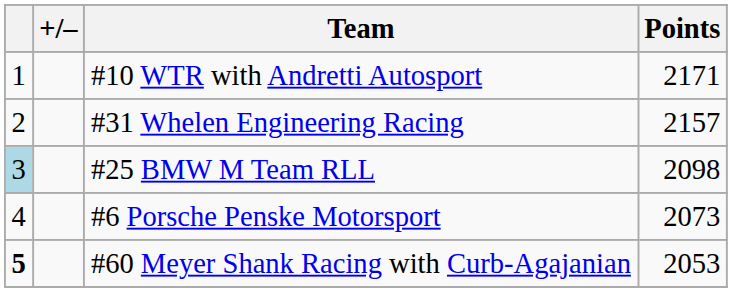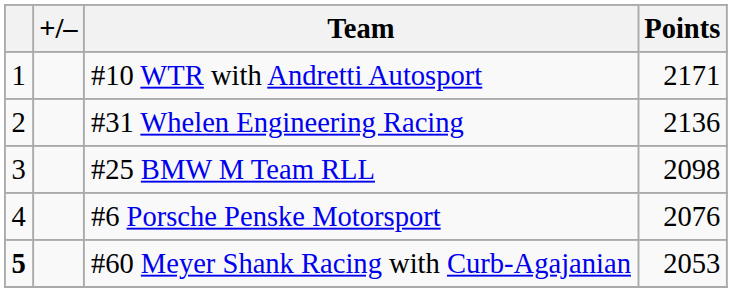(692, 122) 2157 -> (692, 122) 2136
(19, 169) lightblue background -> (19, 169) no background
(692, 216) 2073 -> (692, 216) 2076
